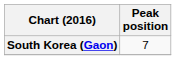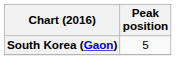(145, 45) 7 -> (145, 45) 5
